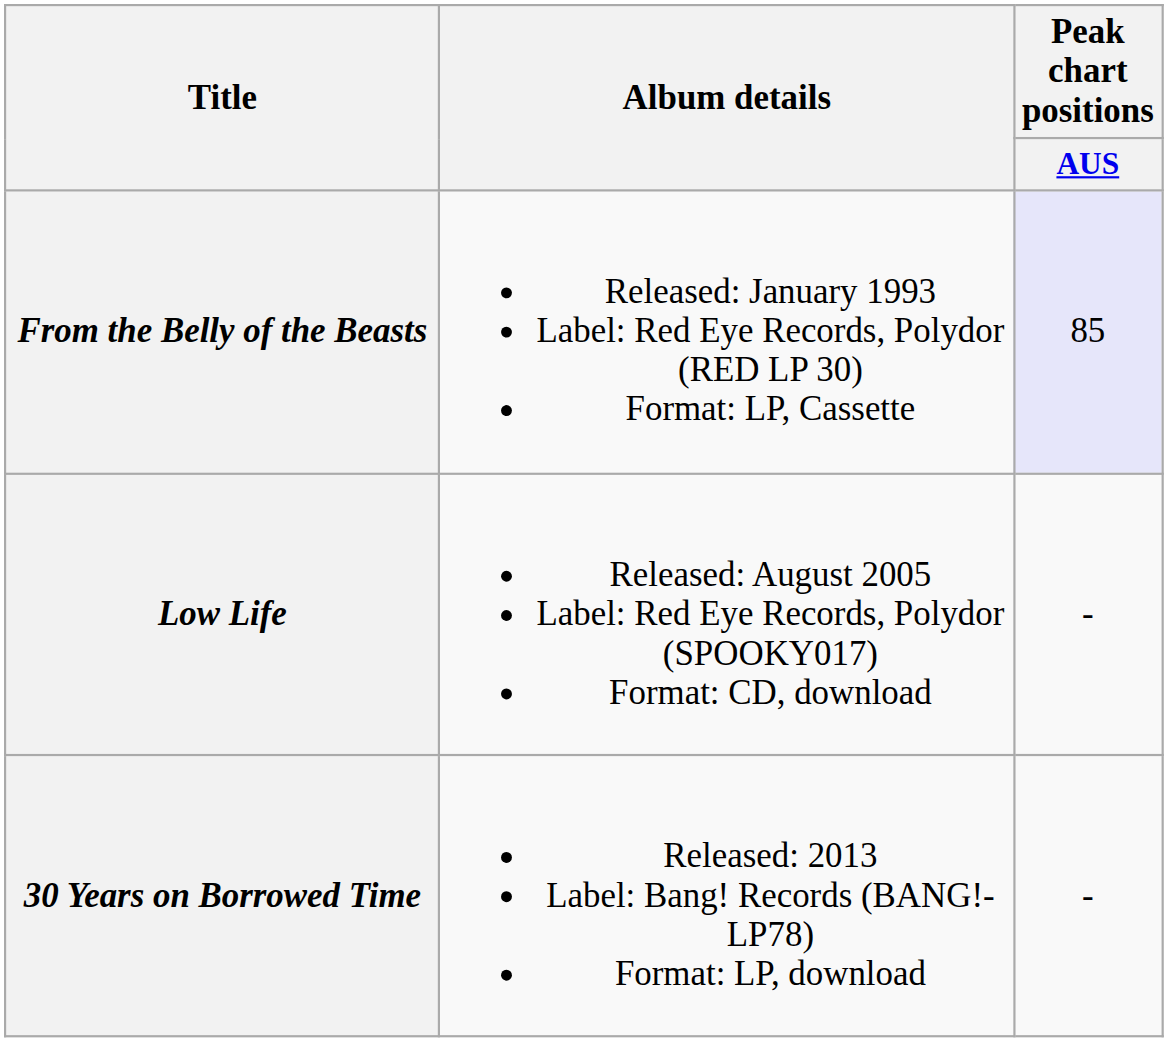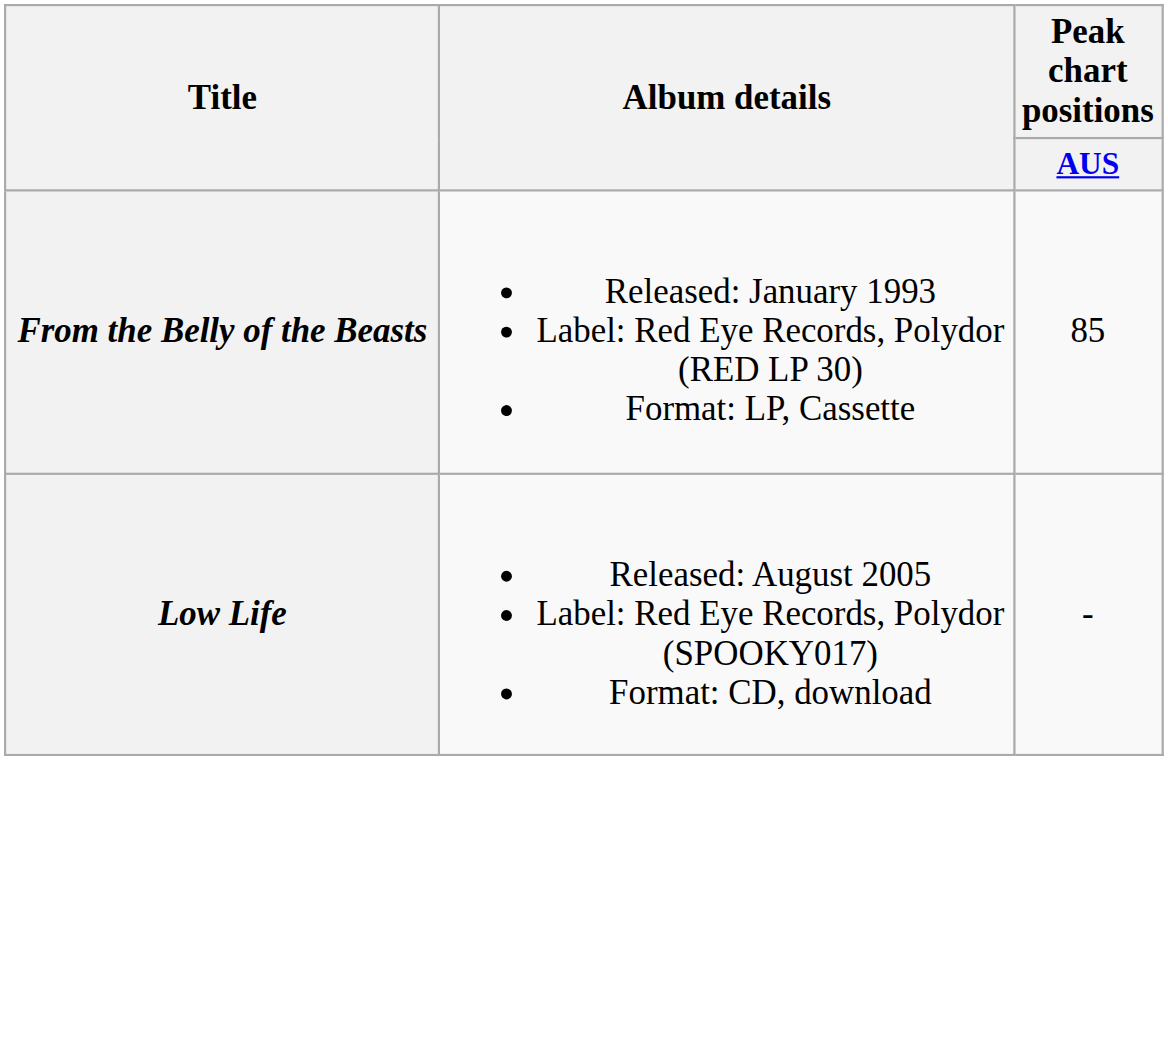(1088, 331) lavender background -> (1088, 331) no background
- row: (222, 895)
